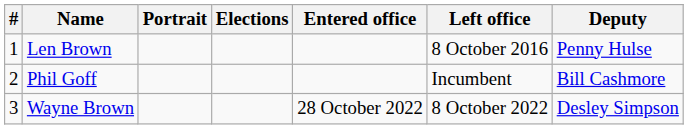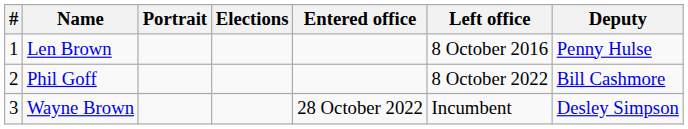(472, 78) Incumbent -> (490, 78) 8 October 2022
(490, 108) 8 October 2022 -> (472, 108) Incumbent
